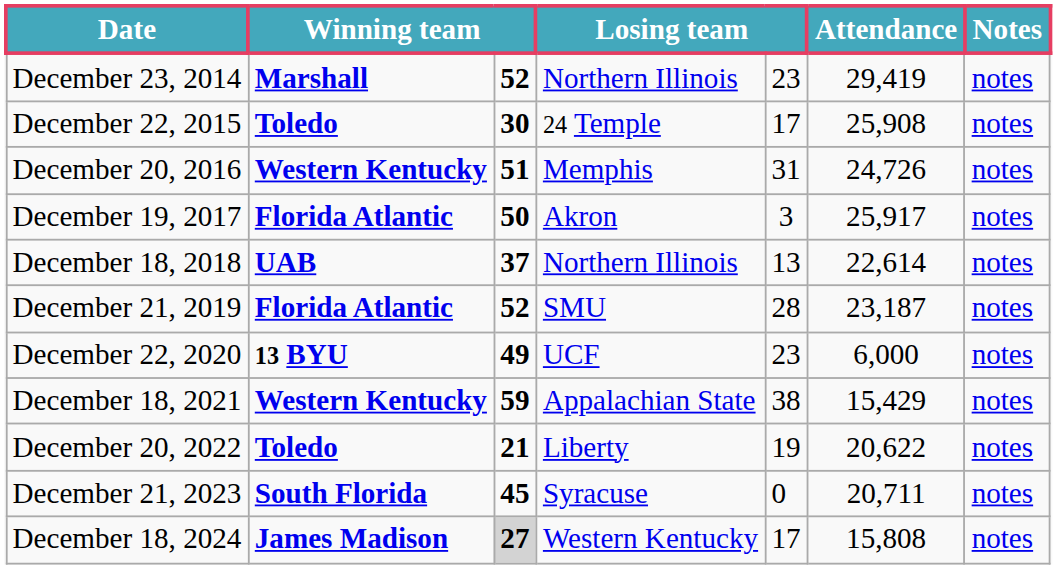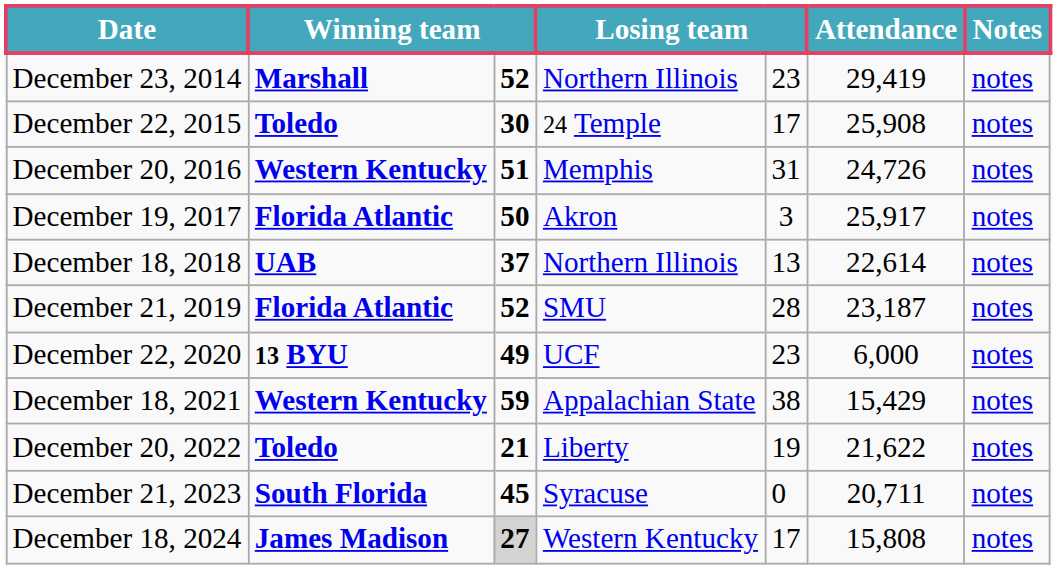(886, 446) 20,622 -> (886, 446) 21,622
